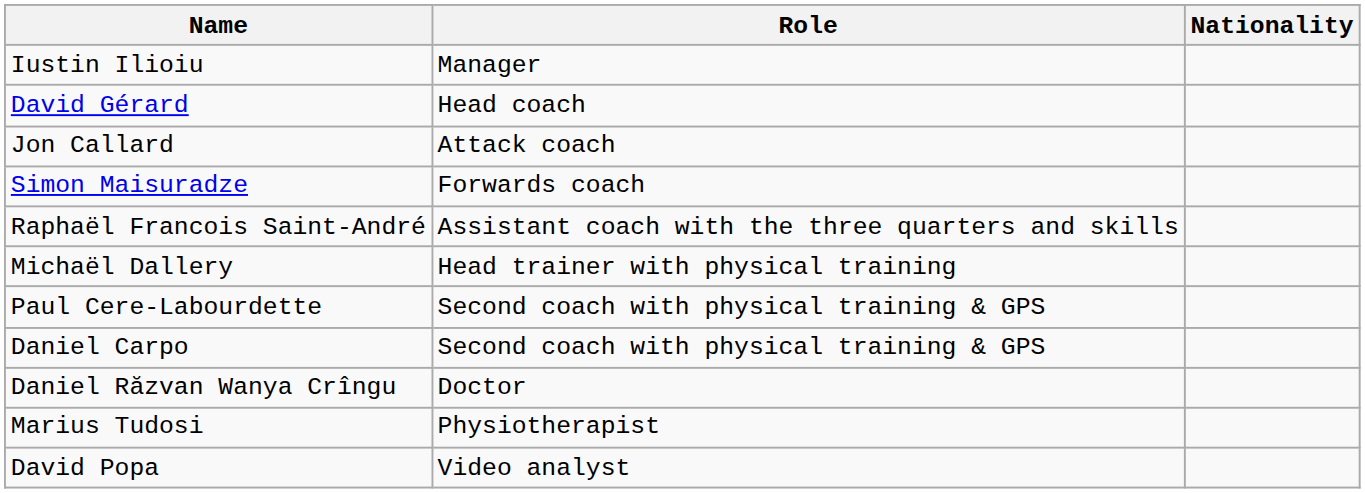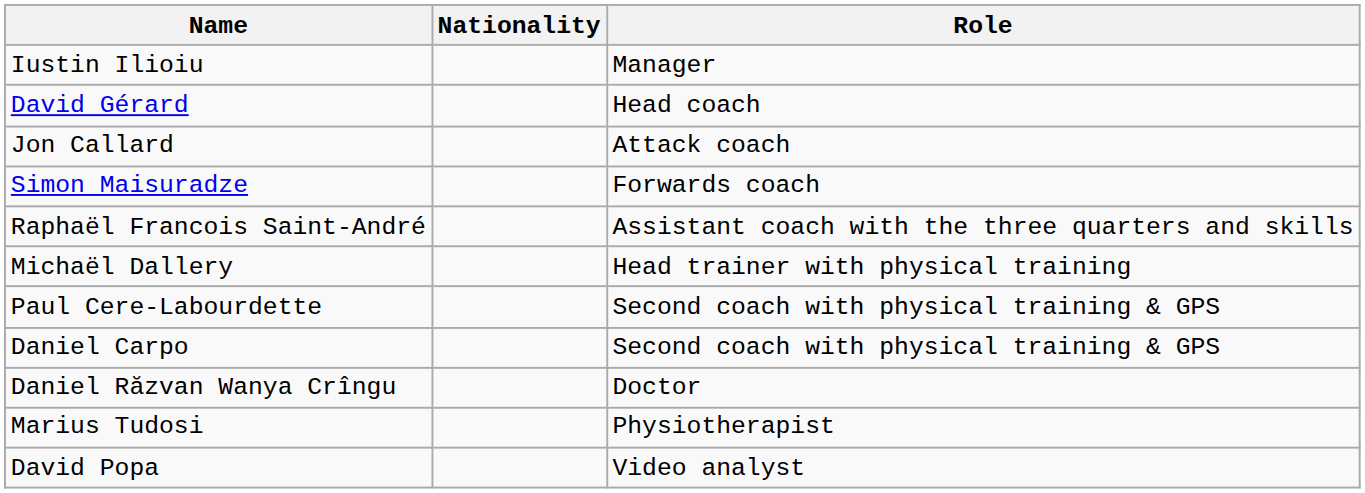columns swapped: (1272, 25) <-> (808, 25)
